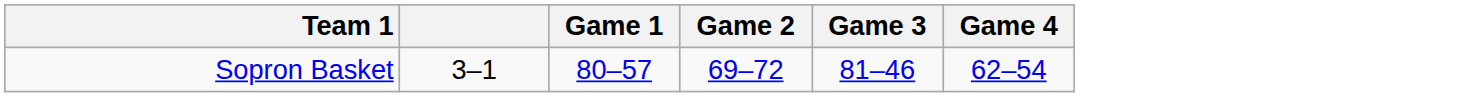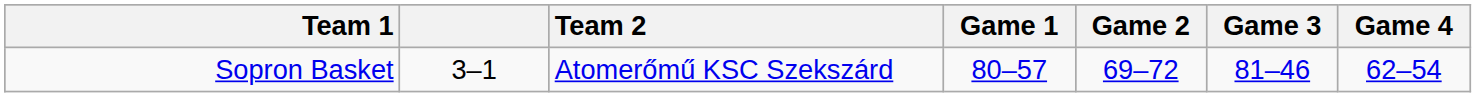+ column: (601, 26)
